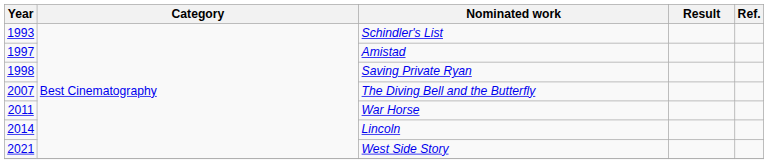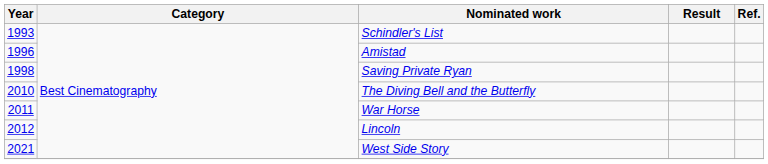(21, 52) 1997 -> (21, 52) 1996
(21, 91) 2007 -> (21, 91) 2010
(21, 129) 2014 -> (21, 129) 2012
